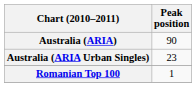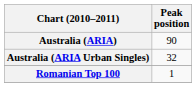(172, 57) 23 -> (172, 57) 32
